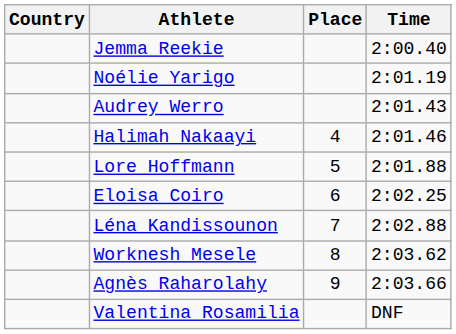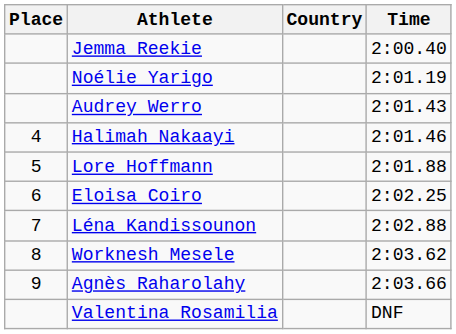columns swapped: (335, 19) <-> (47, 19)
